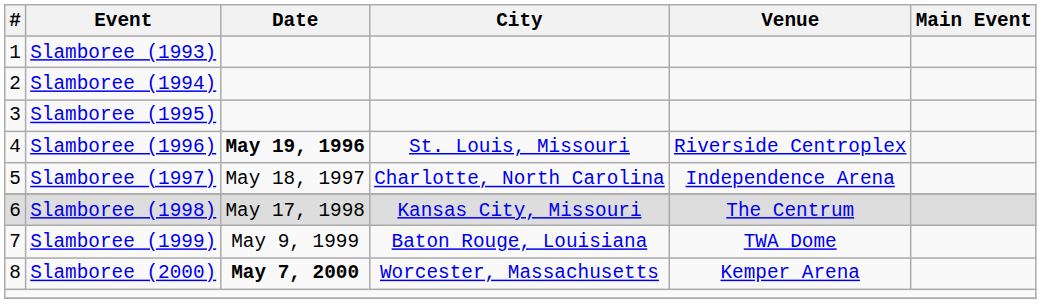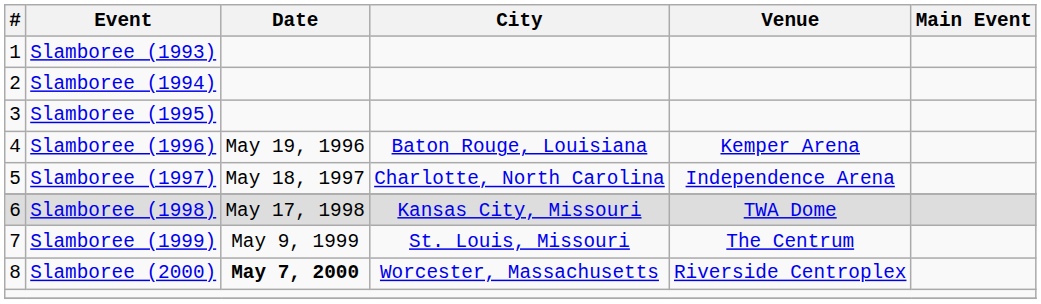(295, 147) bold -> (295, 147) normal
(519, 147) St. Louis, Missouri -> (519, 147) Baton Rouge, Louisiana
(790, 147) Riverside Centroplex -> (790, 147) Kemper Arena
(790, 210) The Centrum -> (790, 210) TWA Dome
(519, 242) Baton Rouge, Louisiana -> (519, 242) St. Louis, Missouri
(790, 242) TWA Dome -> (790, 242) The Centrum
(790, 273) Kemper Arena -> (790, 273) Riverside Centroplex
